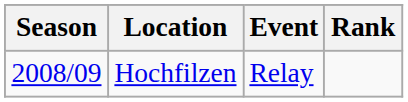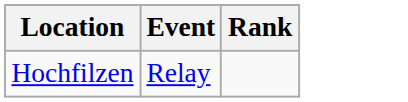- column: (56, 27)
